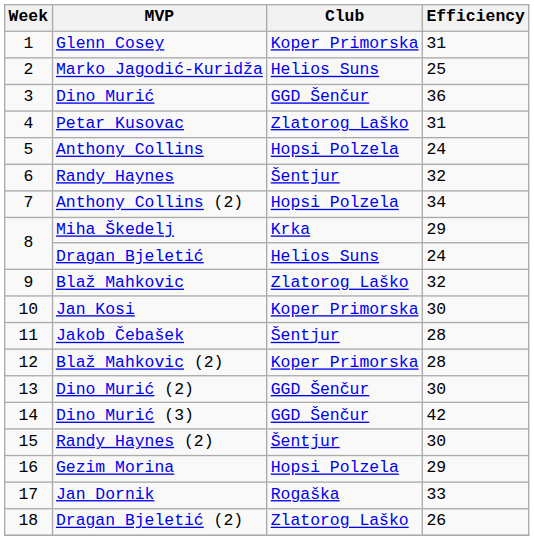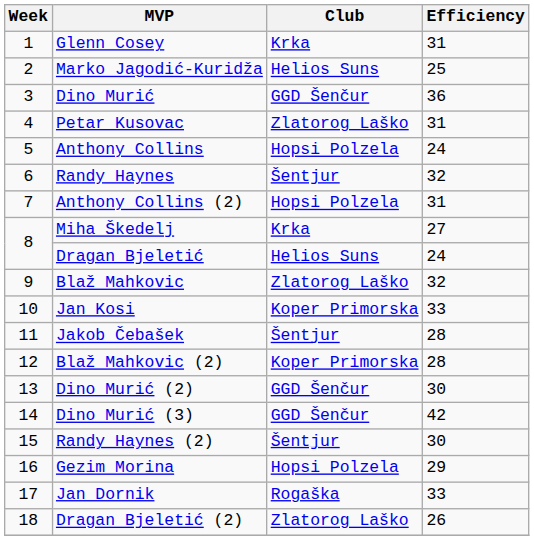(345, 45) Koper Primorska -> (290, 45) Krka
(436, 204) 34 -> (436, 204) 31
(436, 230) 29 -> (436, 230) 27
(436, 310) 30 -> (436, 310) 33
